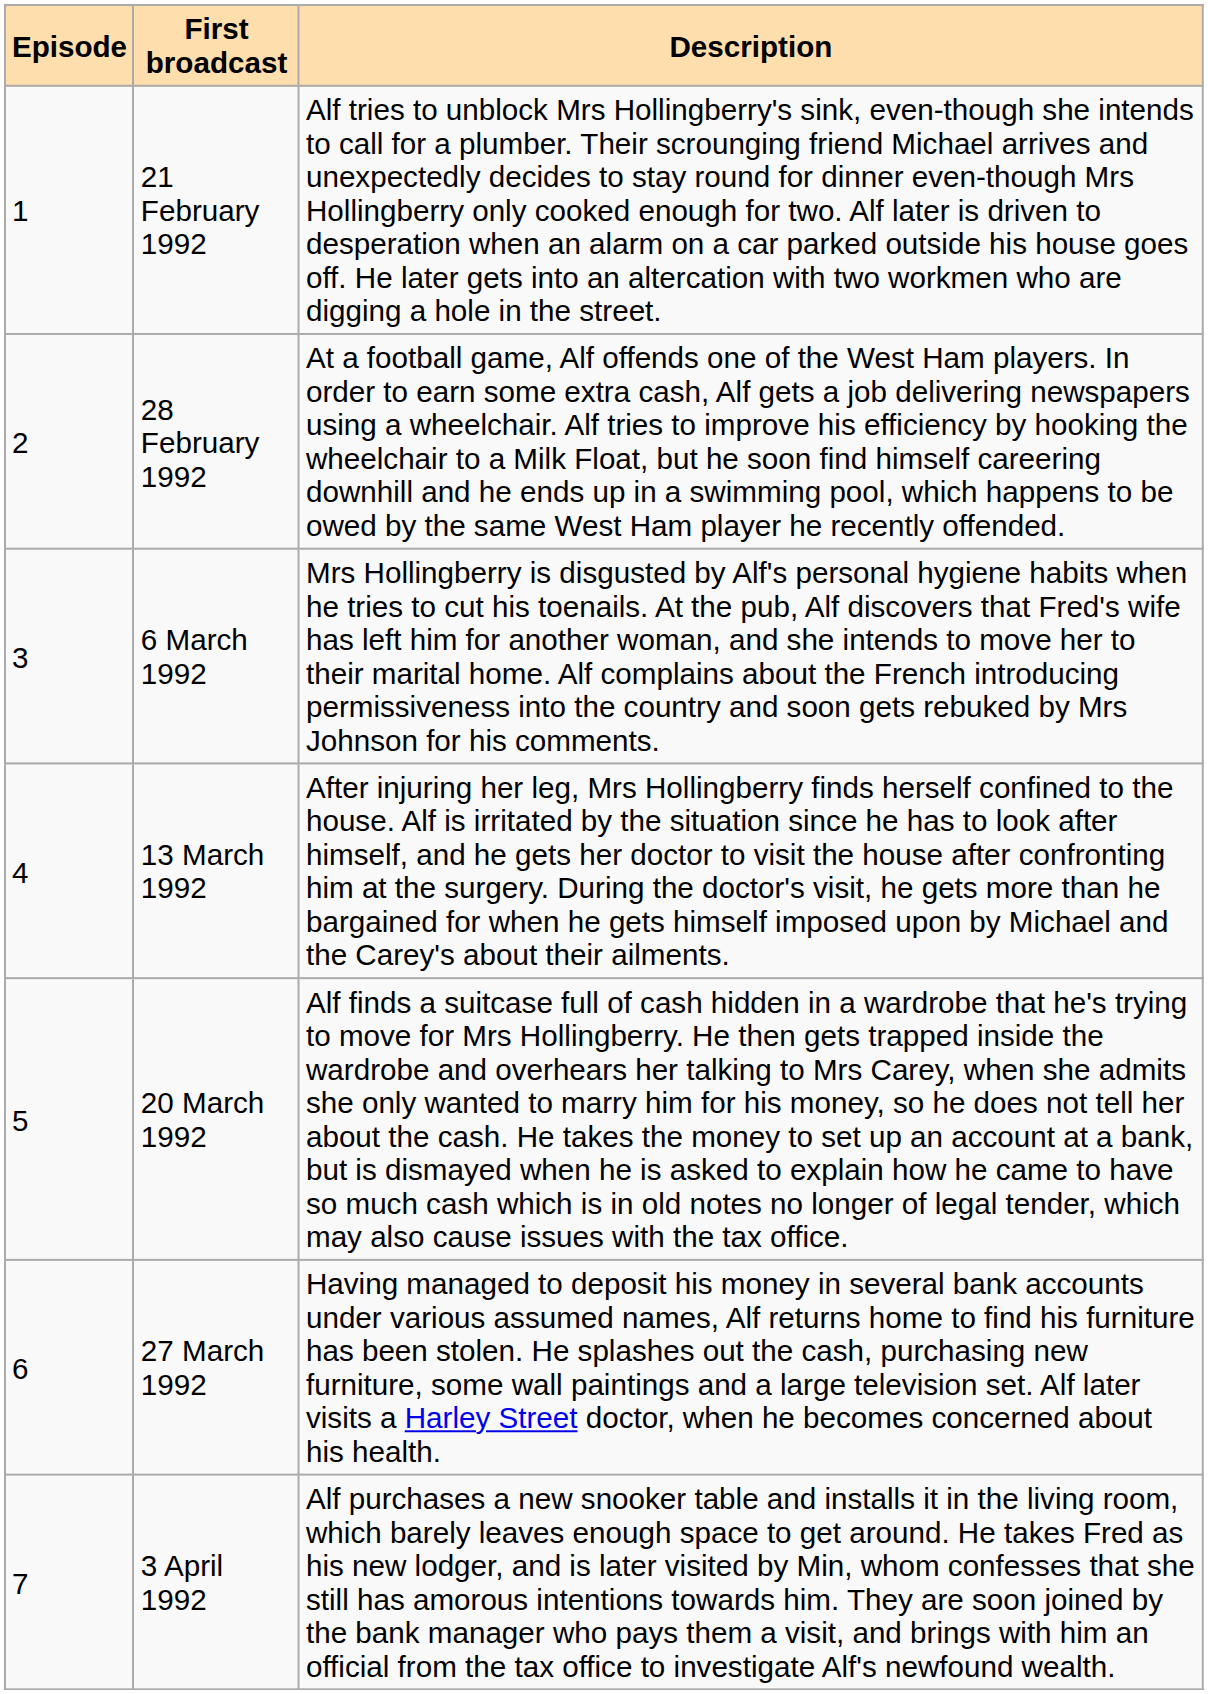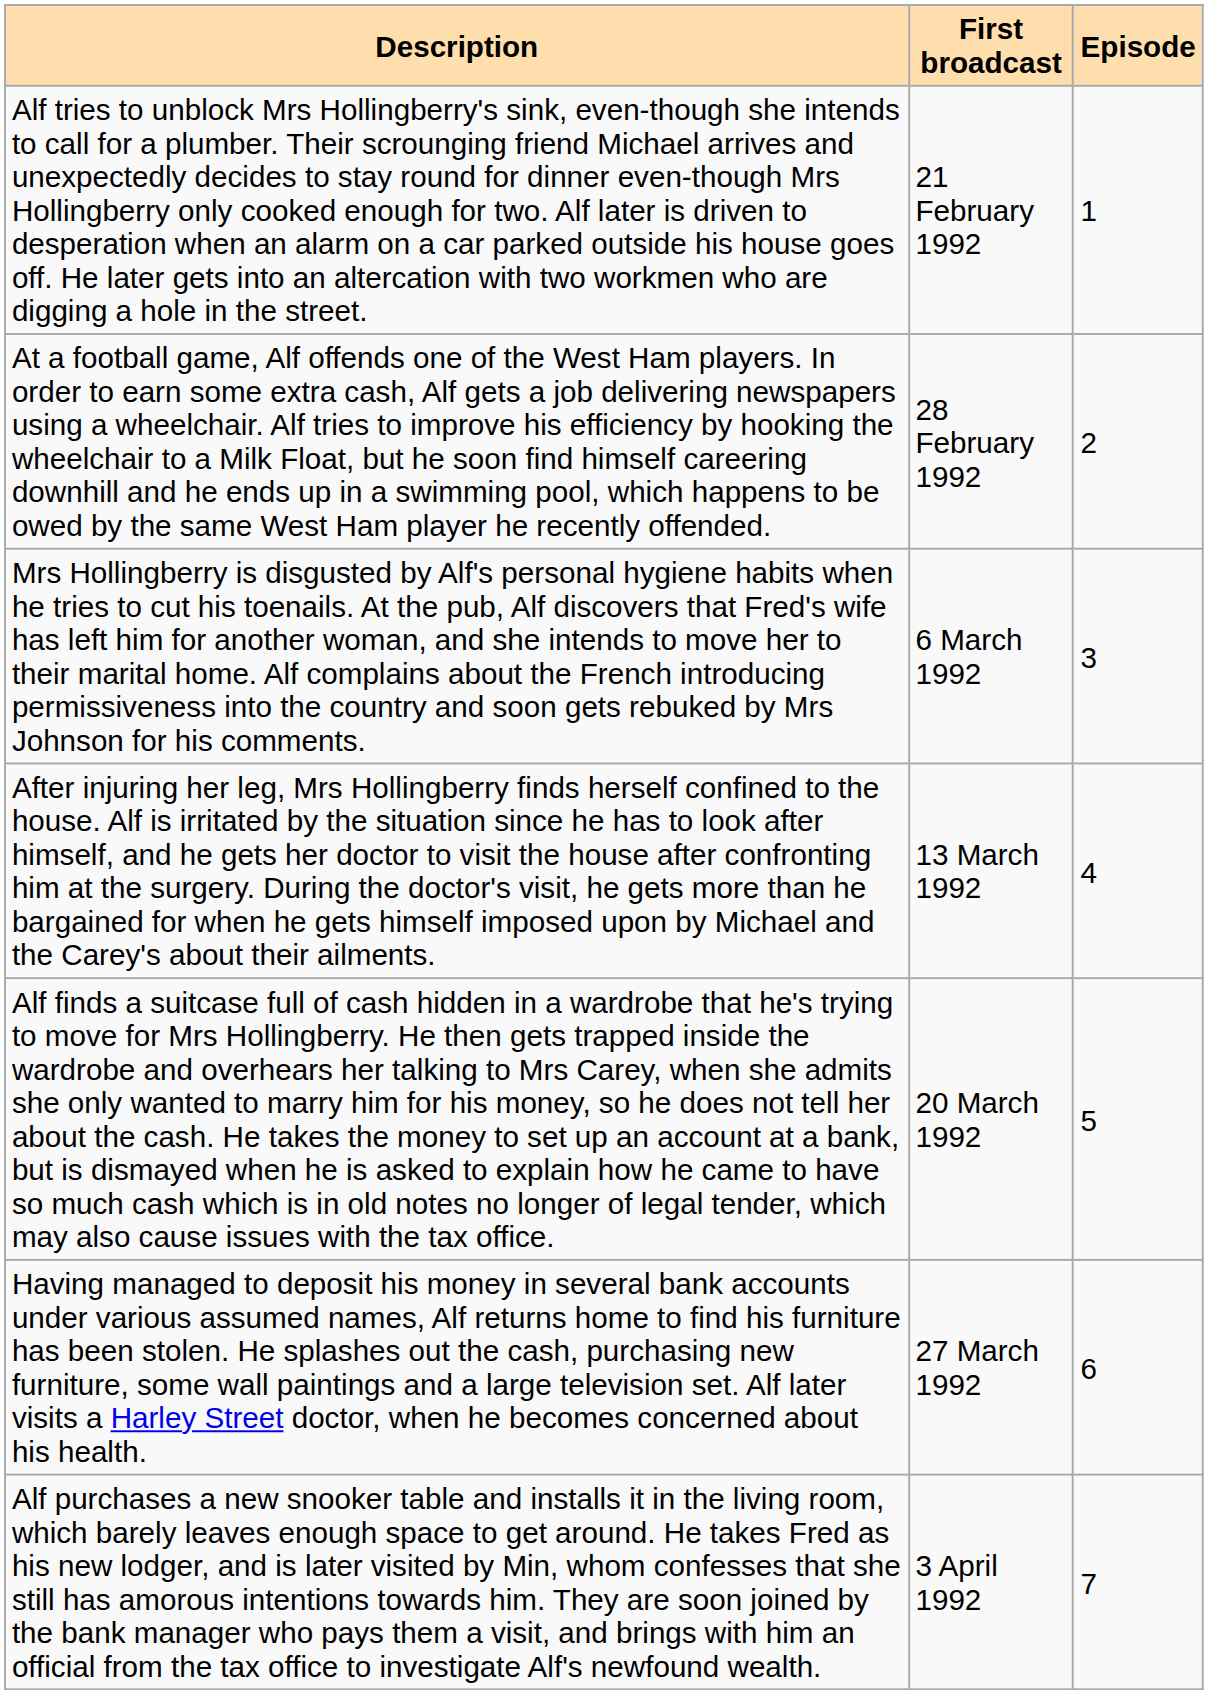columns swapped: (69, 45) <-> (751, 45)
